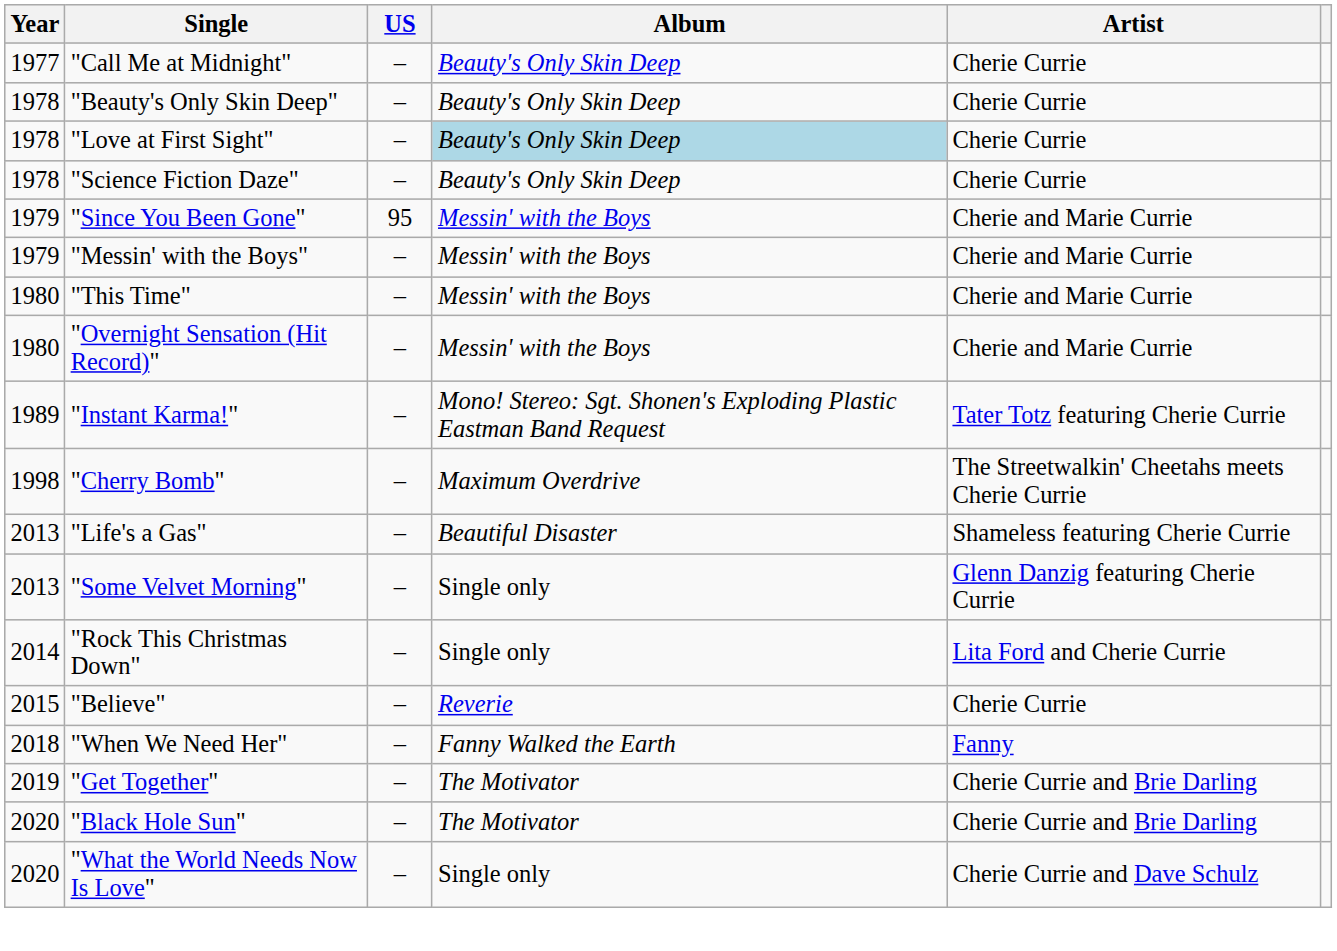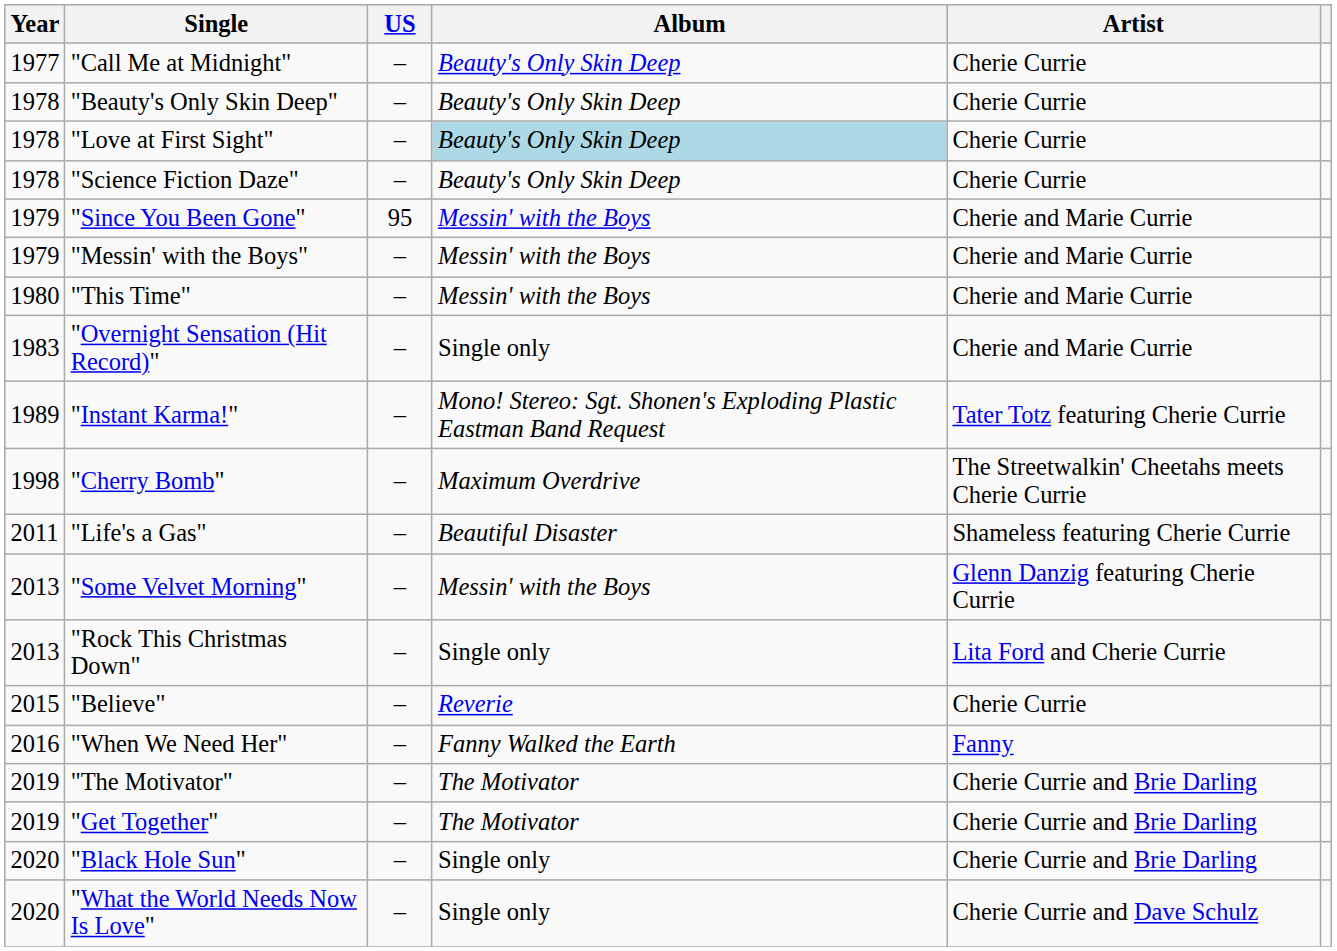(35, 348) 1980 -> (35, 348) 1983
(544, 348) Messin' with the Boys -> (494, 348) Single only
(35, 533) 2013 -> (34, 533) 2011
(494, 586) Single only -> (544, 586) Messin' with the Boys
(35, 652) 2014 -> (35, 652) 2013
(35, 743) 2018 -> (35, 743) 2016
+ row: (152, 782)
(508, 821) The Motivator -> (494, 860) Single only
